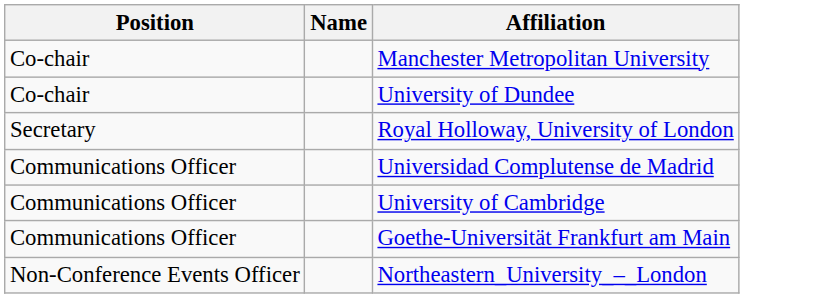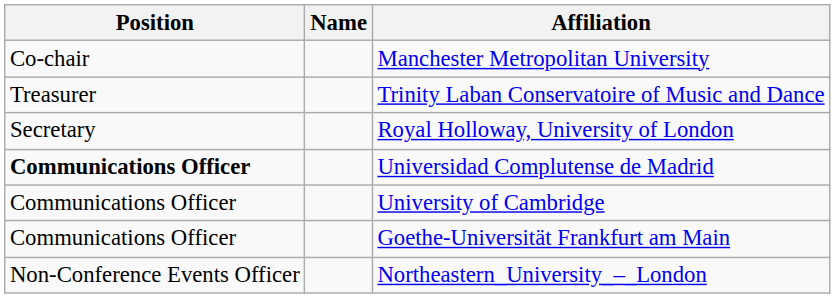- row: (476, 94)
+ row: (601, 94)
(123, 166) normal -> (130, 166) bold
